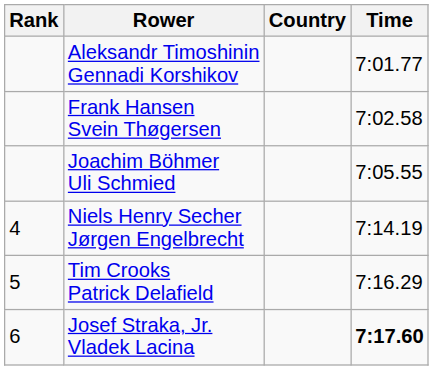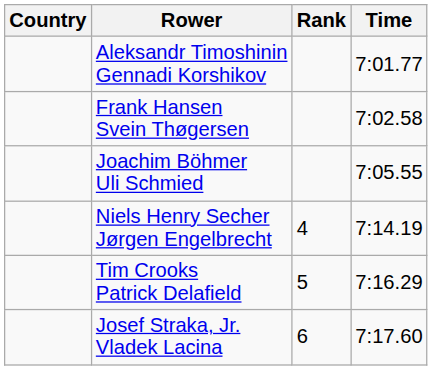columns swapped: (34, 20) <-> (307, 20)
(390, 337) bold -> (389, 337) normal
